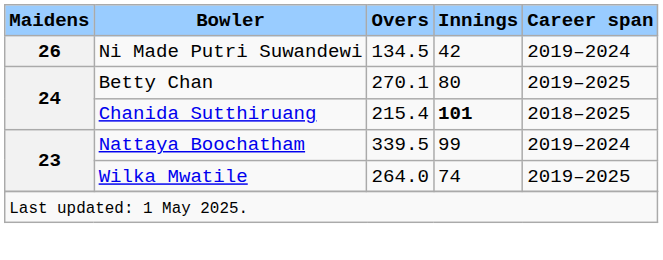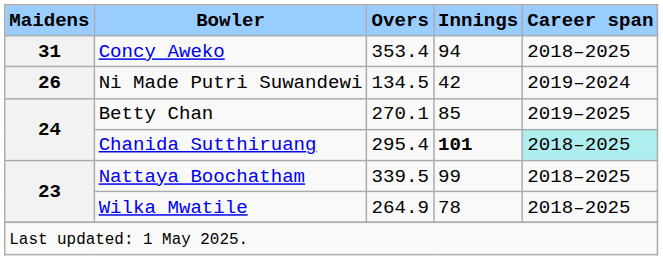+ row: (162, 51)
(449, 83) 80 -> (449, 114) 85
(400, 114) 215.4 -> (400, 145) 295.4
(579, 114) no background -> (579, 145) paleturquoise background
(579, 145) 2019–2024 -> (579, 176) 2018–2025
(400, 176) 264.0 -> (400, 207) 264.9
(449, 176) 74 -> (449, 207) 78
(579, 176) 2019–2025 -> (579, 207) 2018–2025
